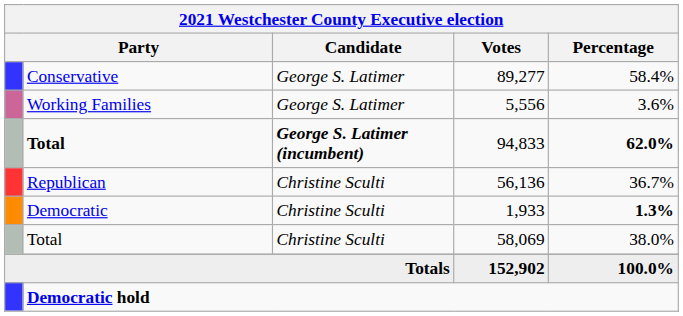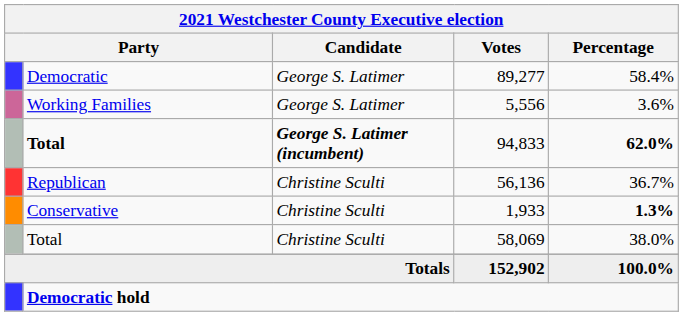(73, 76) Conservative -> (67, 76) Democratic
(67, 210) Democratic -> (73, 210) Conservative
